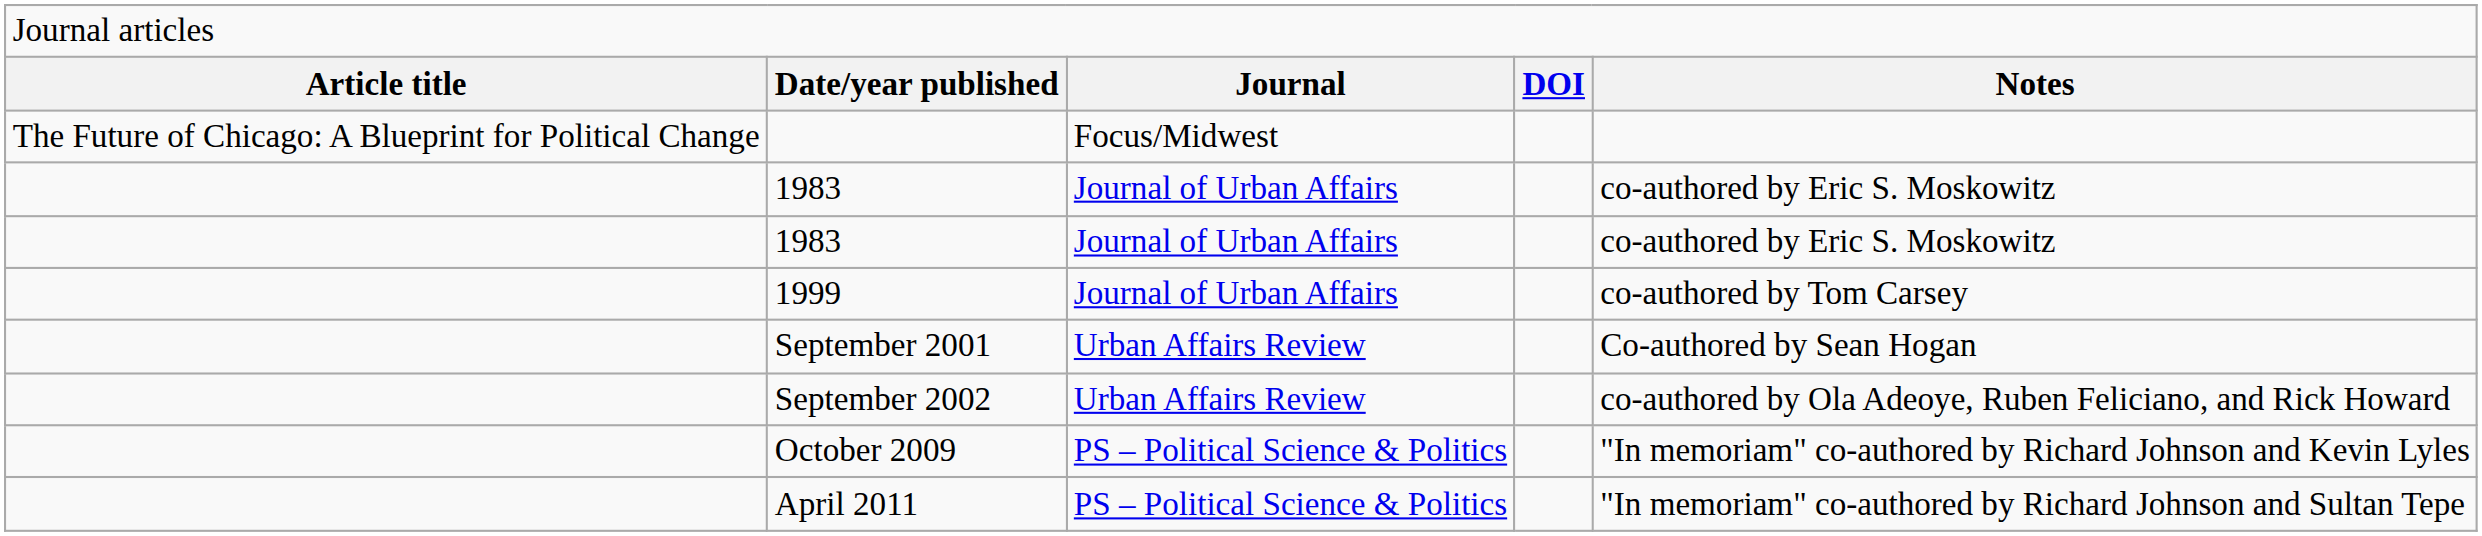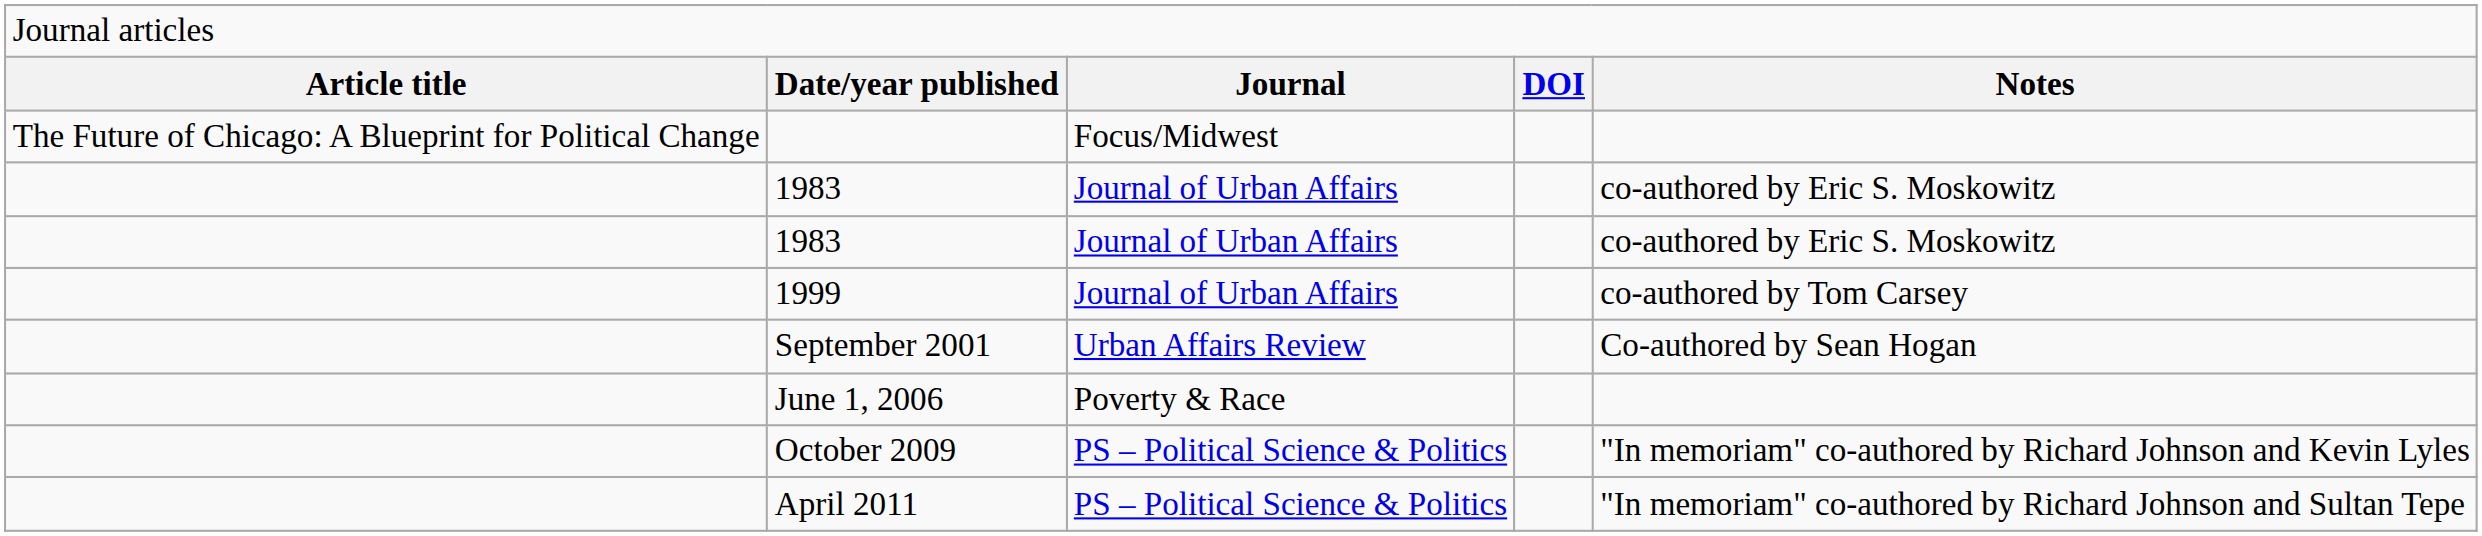- row: (883, 398)
+ row: (859, 398)
